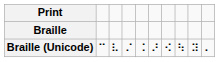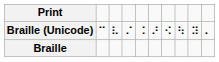rows swapped: (50, 30) <-> (50, 47)
